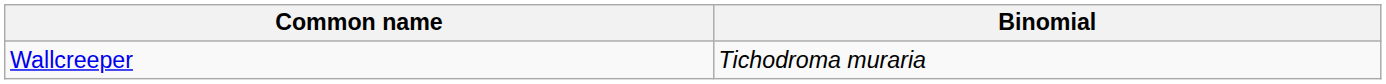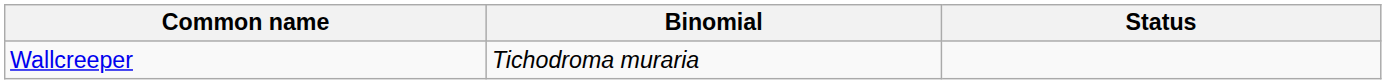+ column: (1161, 22)
